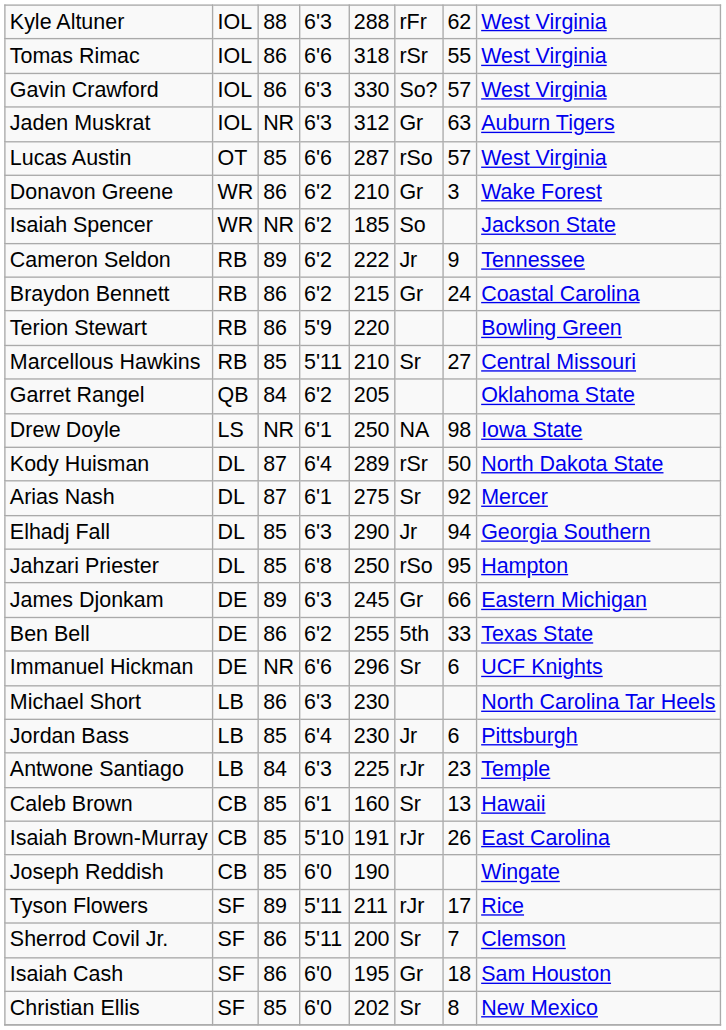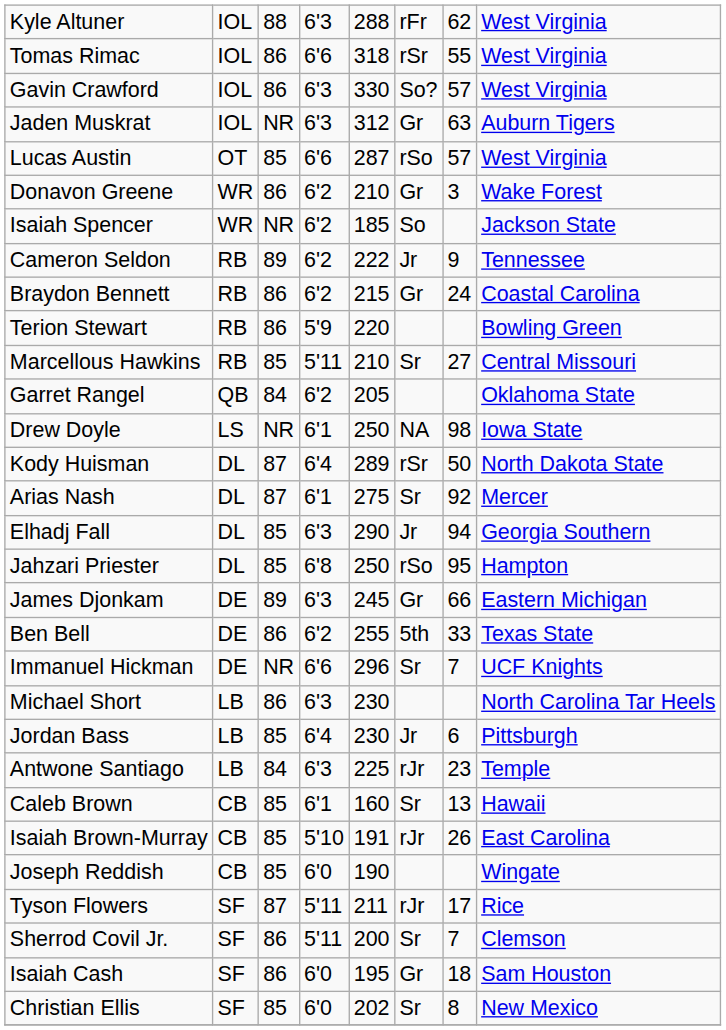(453, 667) 6 -> (453, 667) 7
(275, 906) 89 -> (275, 906) 87
